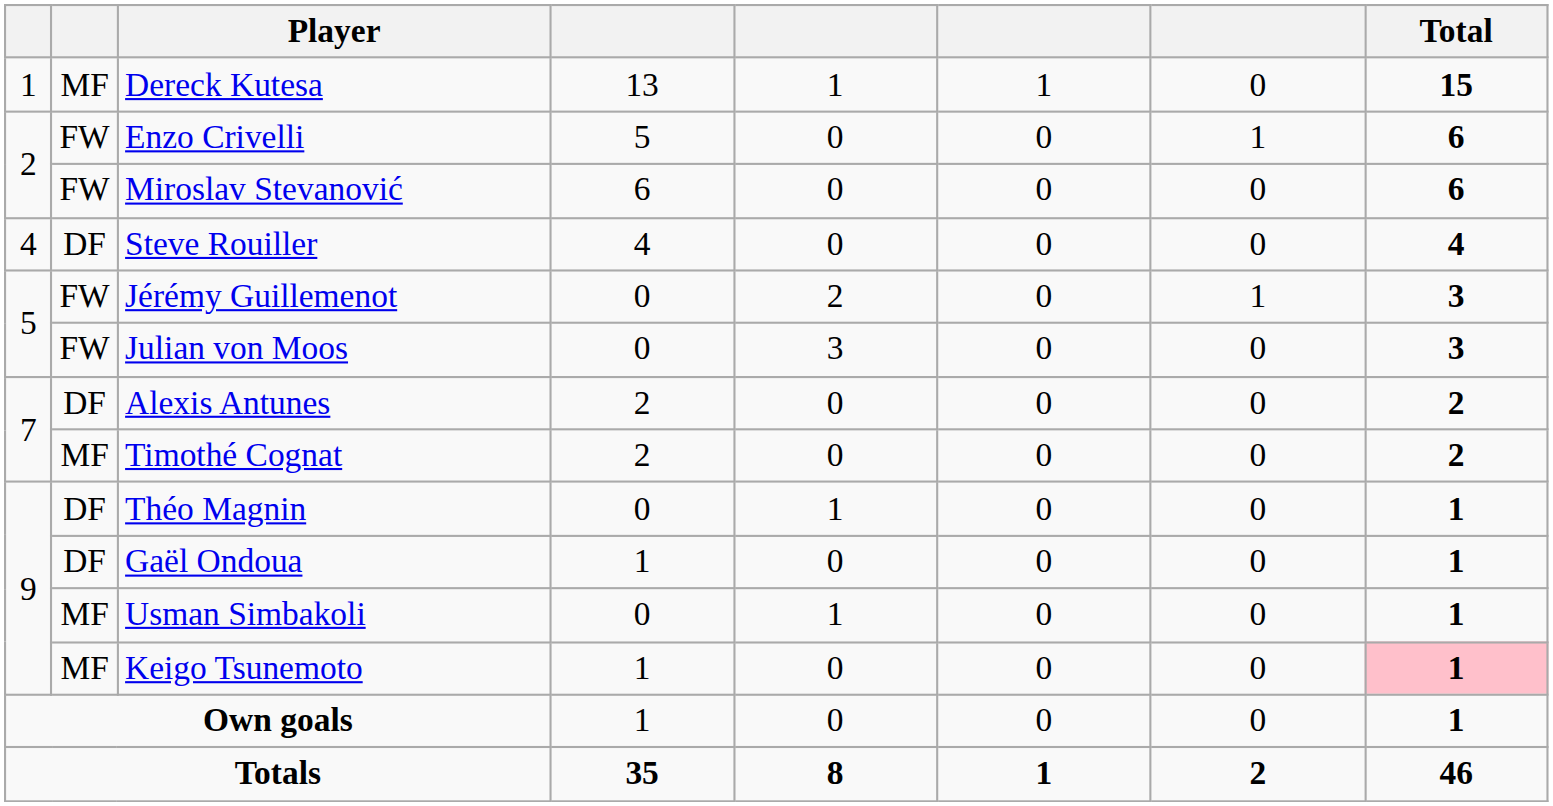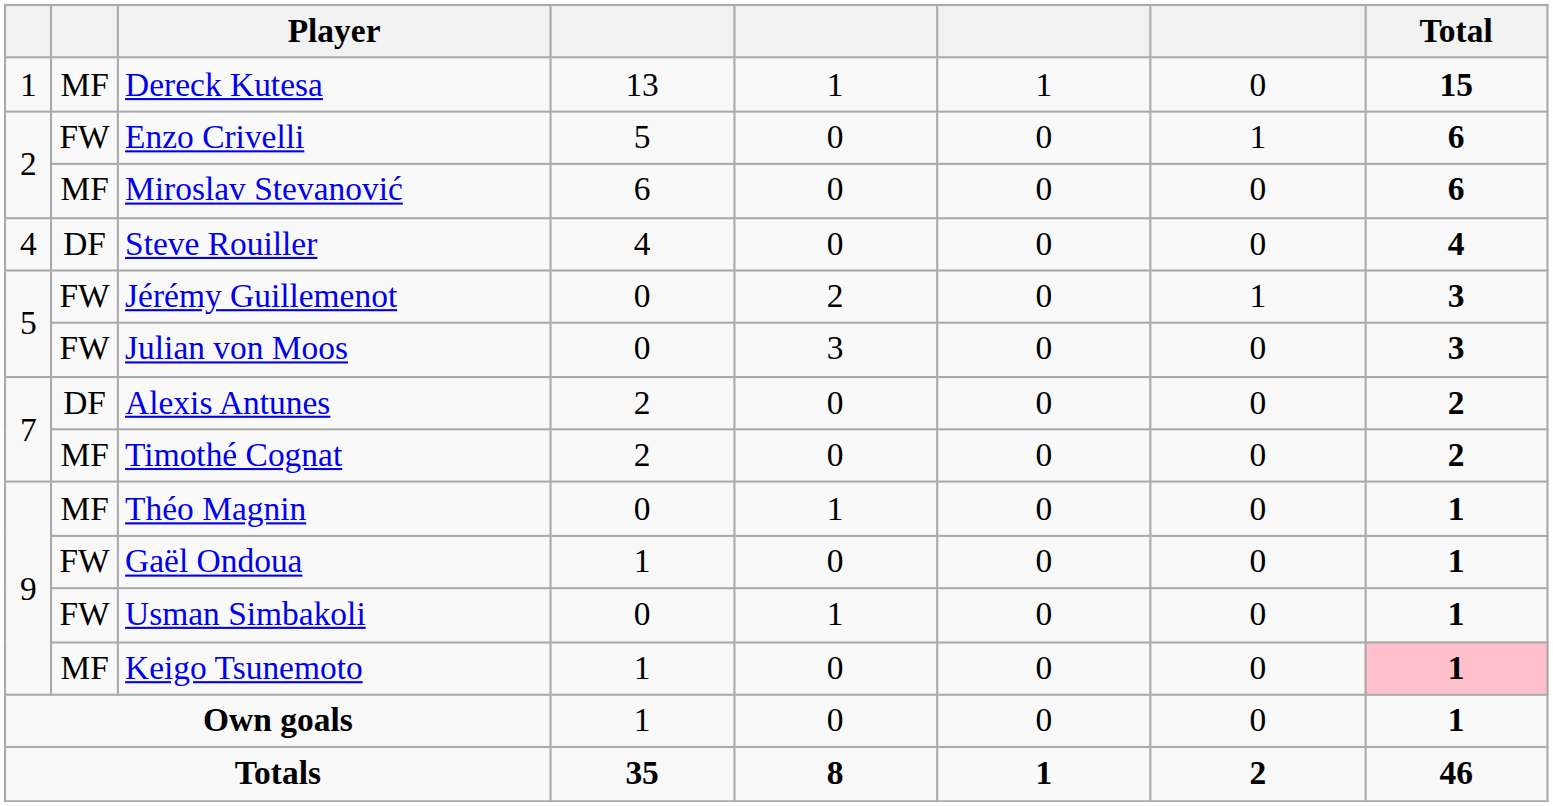(85, 190) FW -> (85, 190) MF
(85, 508) DF -> (85, 508) MF
(85, 561) DF -> (85, 561) FW
(85, 614) MF -> (85, 614) FW
